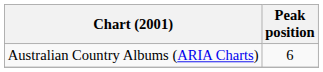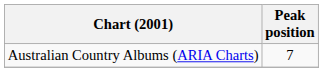(290, 55) 6 -> (290, 55) 7
